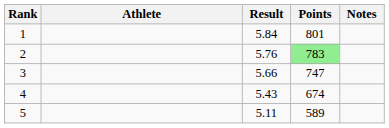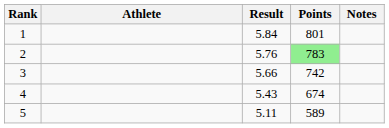(315, 73) 747 -> (315, 73) 742
